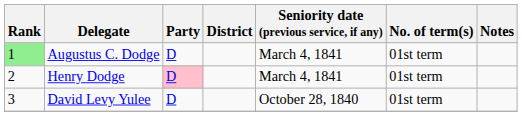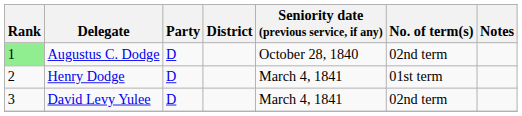(301, 54) March 4, 1841 -> (309, 54) October 28, 1840
(416, 54) 01st term -> (418, 54) 02nd term
(171, 76) pink background -> (171, 76) no background
(309, 99) October 28, 1840 -> (301, 99) March 4, 1841
(416, 99) 01st term -> (418, 99) 02nd term
